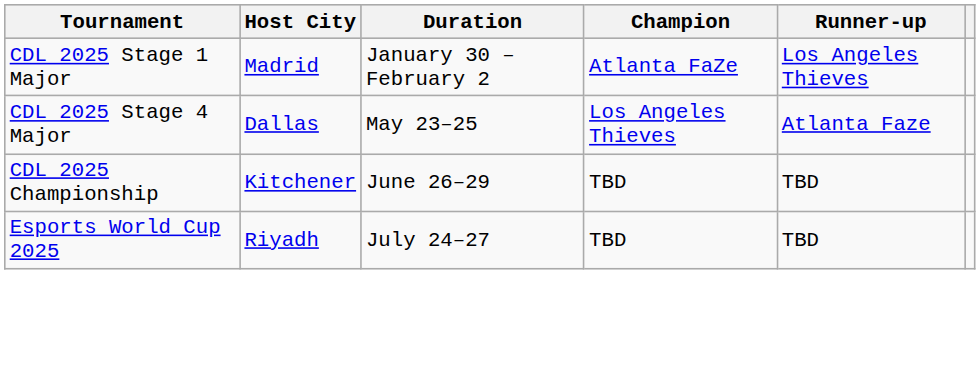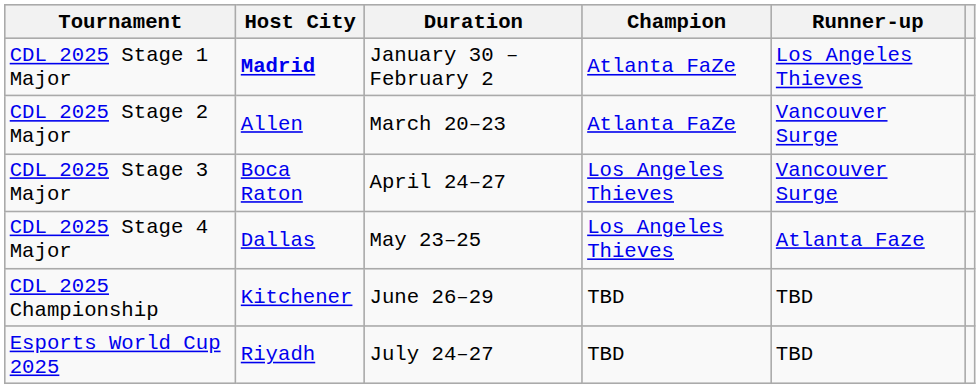(282, 67) normal -> (278, 67) bold
+ row: (109, 125)
+ row: (109, 182)
